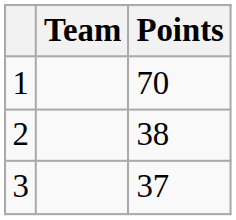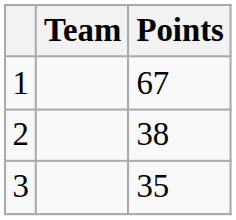(153, 82) 70 -> (153, 82) 67
(153, 186) 37 -> (153, 186) 35
